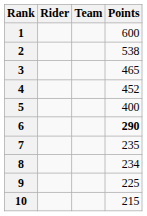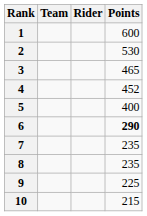columns swapped: (55, 13) <-> (89, 13)
(131, 51) 538 -> (131, 51) 530
(131, 164) 234 -> (131, 164) 235
